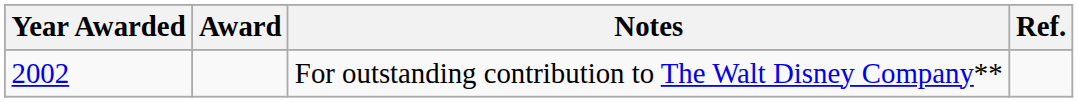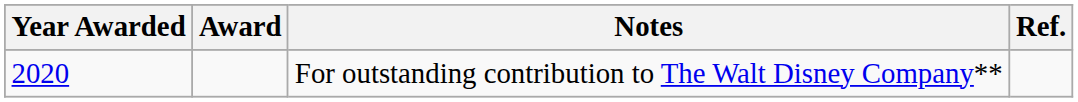(40, 73) 2002 -> (40, 73) 2020
